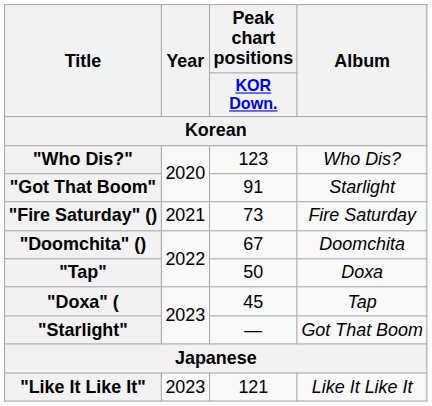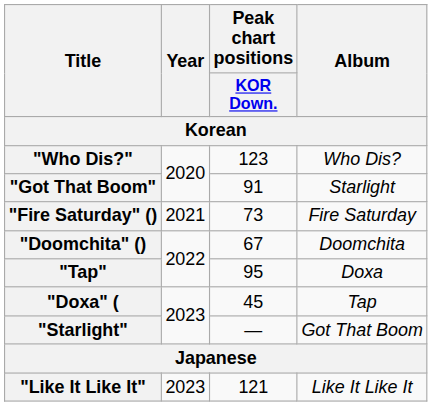(253, 272) 50 -> (253, 272) 95
